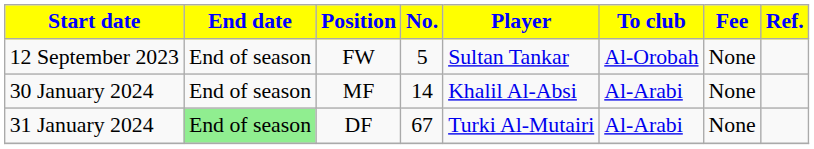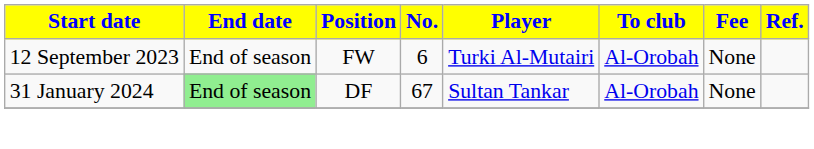(422, 56) 5 -> (422, 56) 6
(509, 56) Sultan Tankar -> (521, 56) Turki Al-Mutairi
- row: (82, 90)
(521, 125) Turki Al-Mutairi -> (509, 90) Sultan Tankar
(644, 125) Al-Arabi -> (651, 90) Al-Orobah
